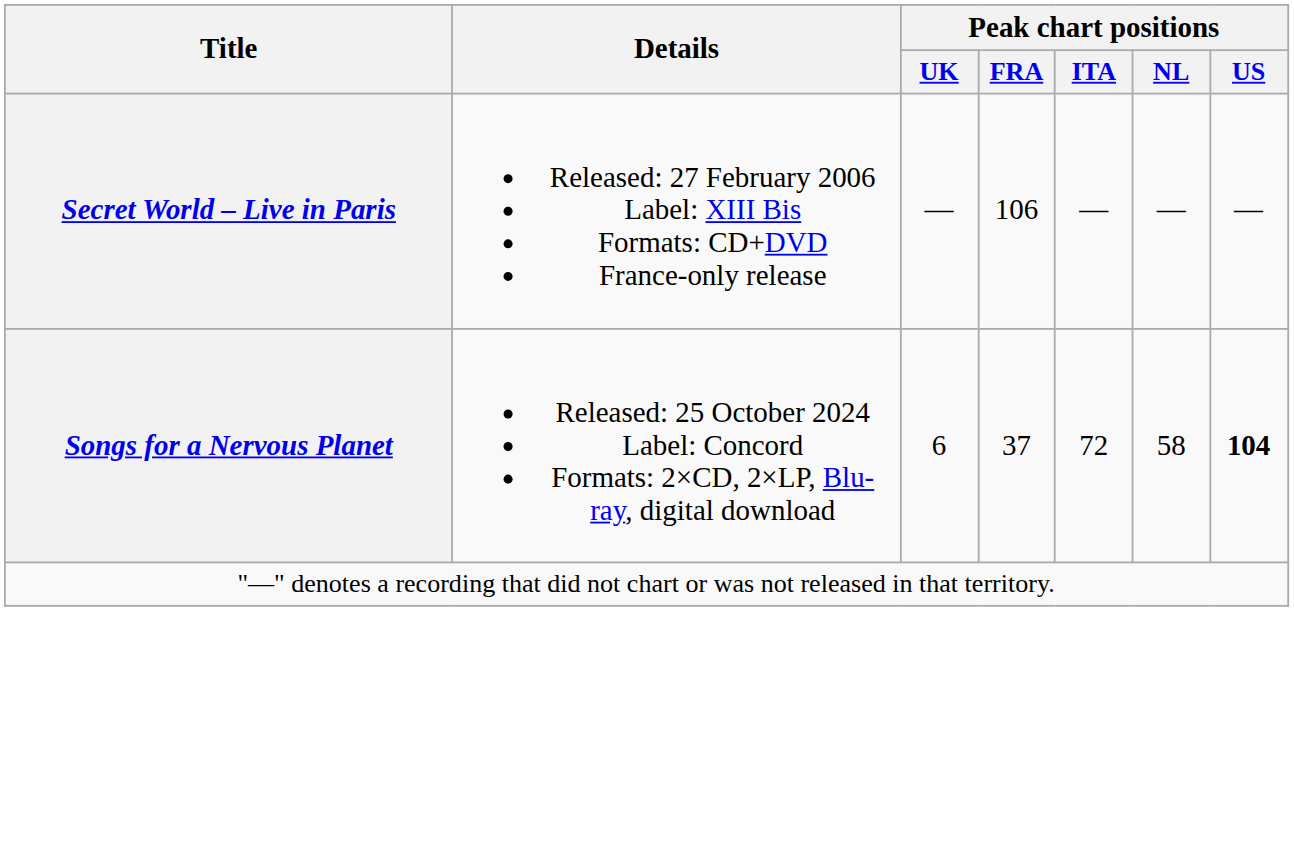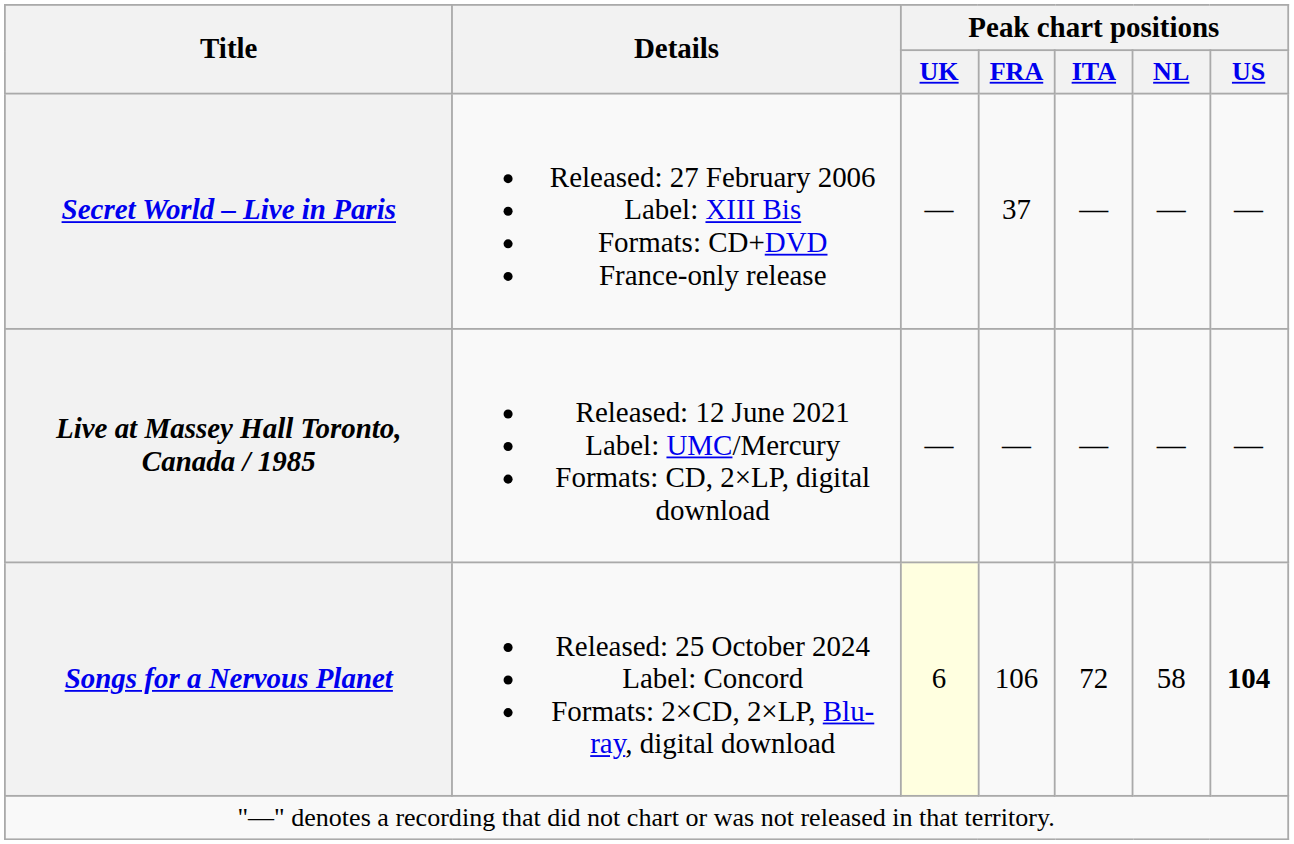(1016, 210) 106 -> (1016, 210) 37
+ row: (229, 444)
(939, 444) no background -> (939, 678) lightyellow background
(1016, 444) 37 -> (1016, 678) 106
